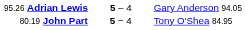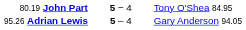rows swapped: (46, 7) <-> (54, 21)
